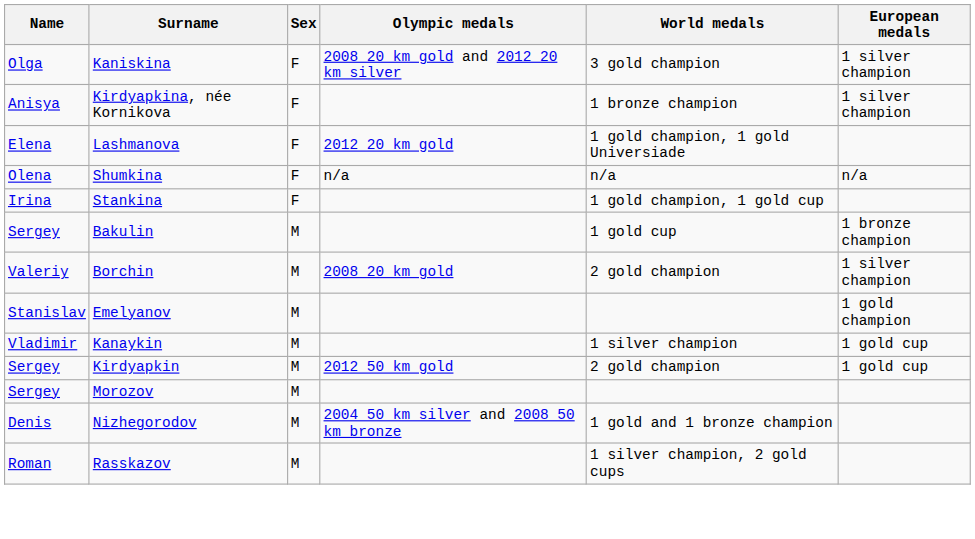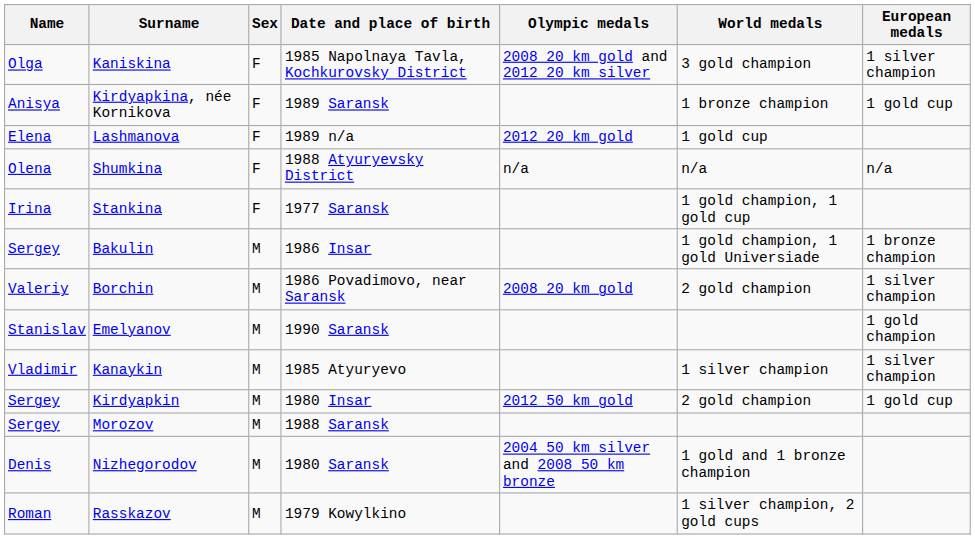+ column: (390, 25)
(876, 105) 1 silver champion -> (910, 105) 1 gold cup
(690, 145) 1 gold champion, 1 gold Universiade -> (724, 137) 1 gold cup
(633, 232) 1 gold cup -> (759, 249) 1 gold champion, 1 gold Universiade
(885, 345) 1 gold cup -> (901, 370) 1 silver champion
